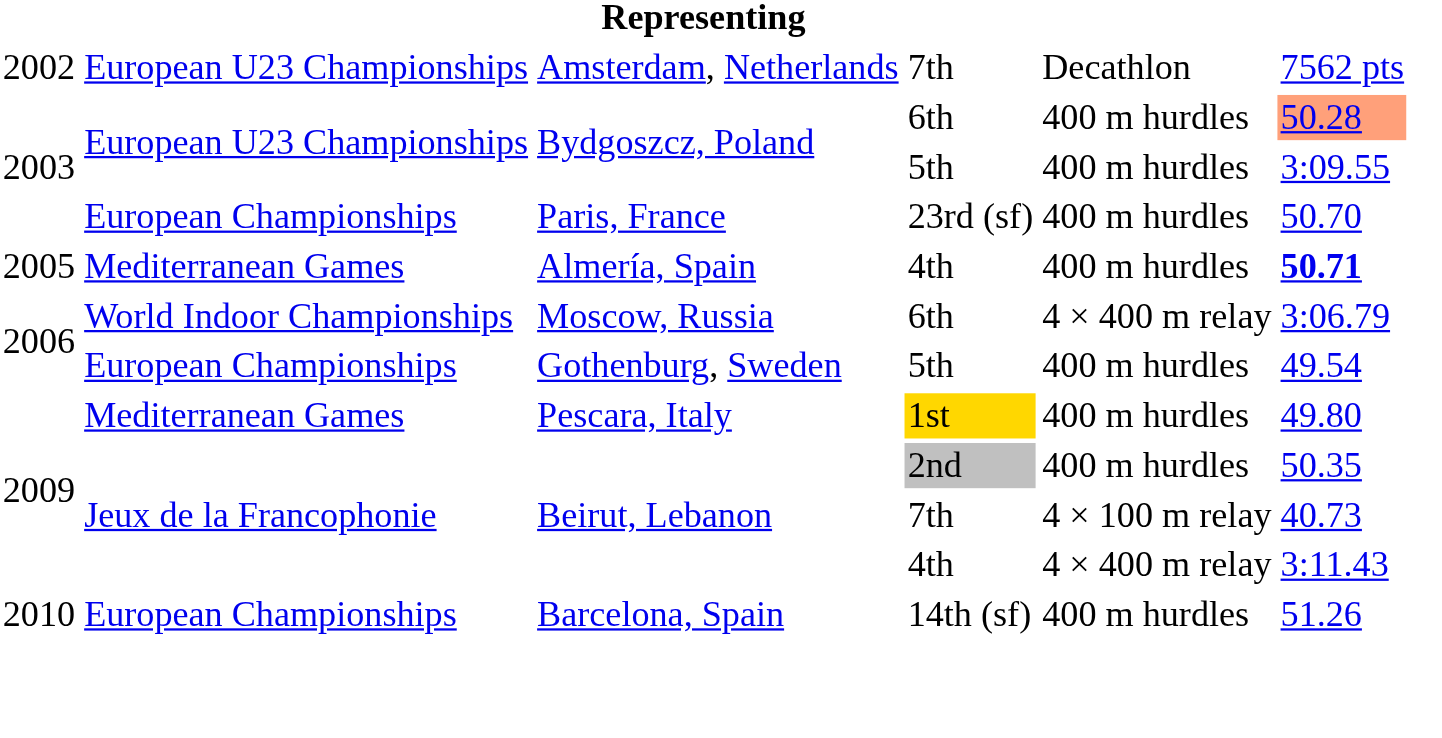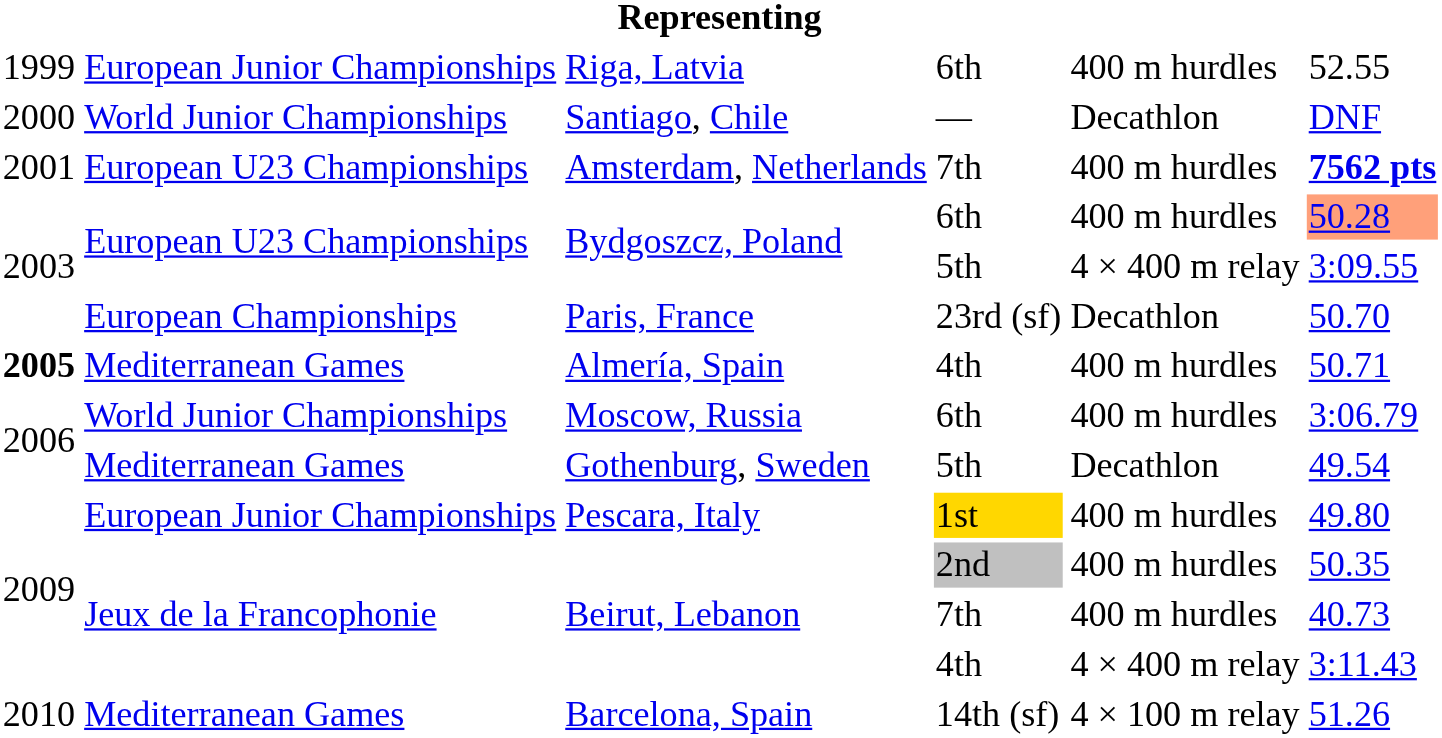+ row: (655, 67)
+ row: (677, 116)
(39, 67) 2002 -> (39, 166) 2001
(1117, 67) Decathlon -> (1174, 166) 400 m hurdles
(1342, 67) normal -> (1372, 166) bold
(1146, 166) 400 m hurdles -> (1185, 266) 4 × 400 m relay
(1146, 216) 400 m hurdles -> (1145, 315) Decathlon
(39, 266) normal -> (39, 365) bold
(1321, 266) bold -> (1349, 365) normal
(299, 315) World Indoor Championships -> (296, 415) World Junior Championships
(1157, 315) 4 × 400 m relay -> (1174, 415) 400 m hurdles
(270, 365) European Championships -> (244, 464) Mediterranean Games
(1146, 365) 400 m hurdles -> (1145, 464) Decathlon
(244, 415) Mediterranean Games -> (320, 514) European Junior Championships
(1157, 514) 4 × 100 m relay -> (1174, 614) 400 m hurdles
(270, 614) European Championships -> (244, 713) Mediterranean Games
(1146, 614) 400 m hurdles -> (1185, 713) 4 × 100 m relay
